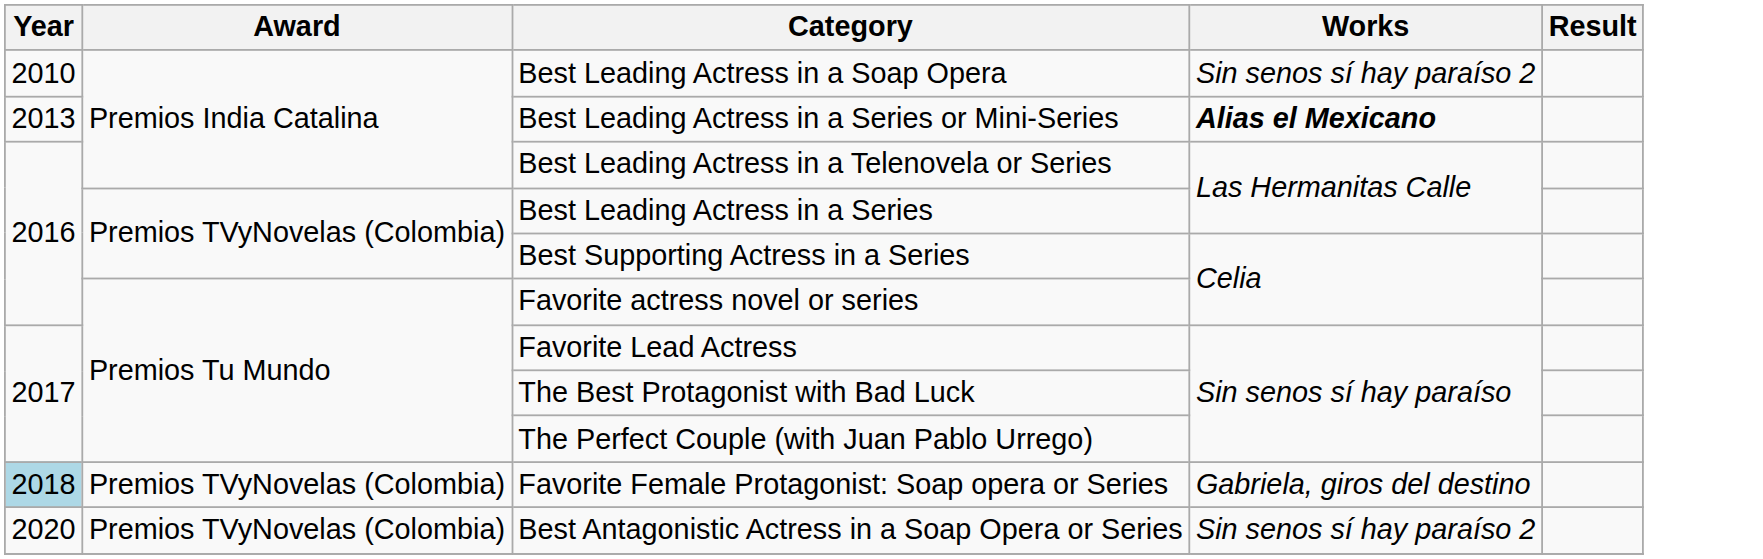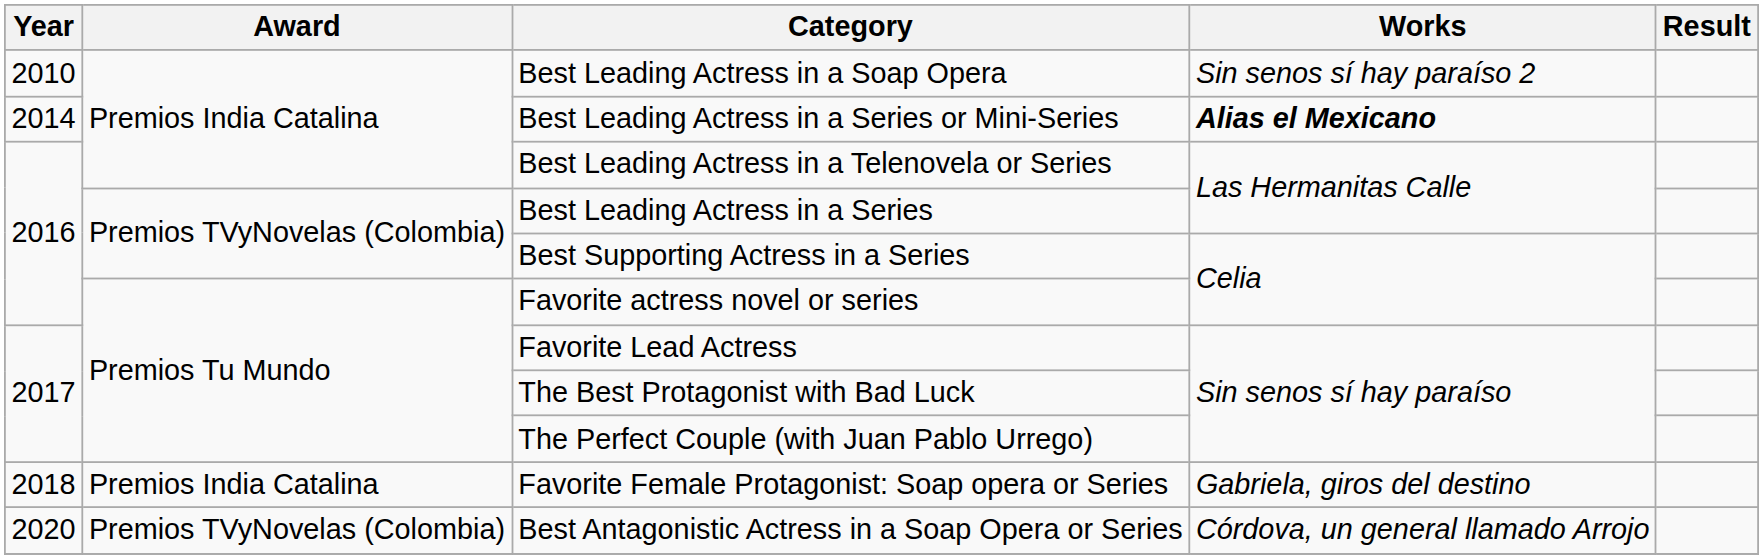(44, 118) 2013 -> (44, 118) 2014
(44, 484) lightblue background -> (44, 484) no background
(297, 484) Premios TVyNovelas (Colombia) -> (234, 484) Premios India Catalina
(1366, 529) Sin senos sí hay paraíso 2 -> (1423, 529) Córdova, un general llamado Arrojo
